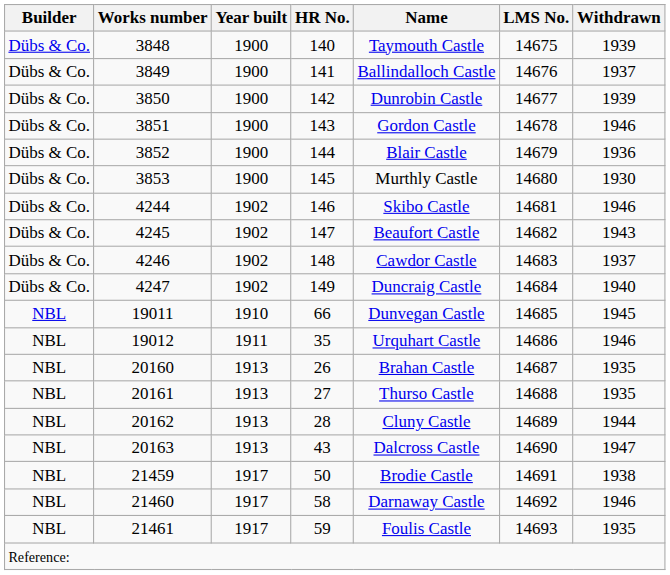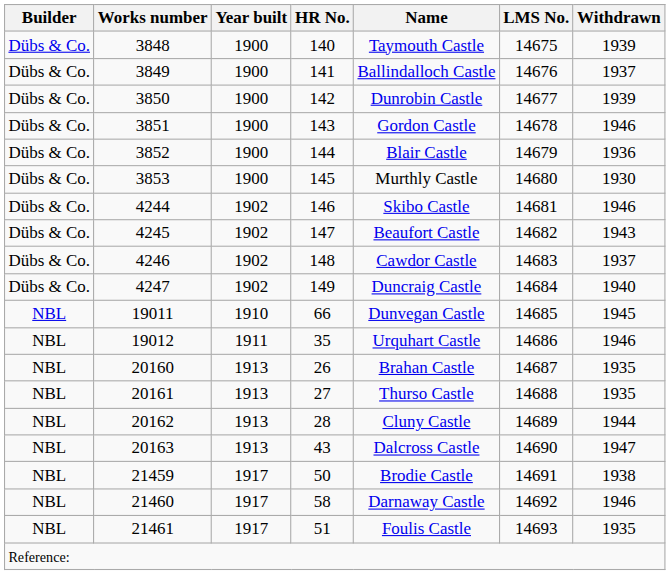(322, 529) 59 -> (322, 529) 51
